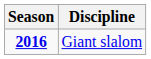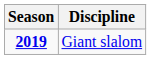(31, 41) 2016 -> (31, 41) 2019
